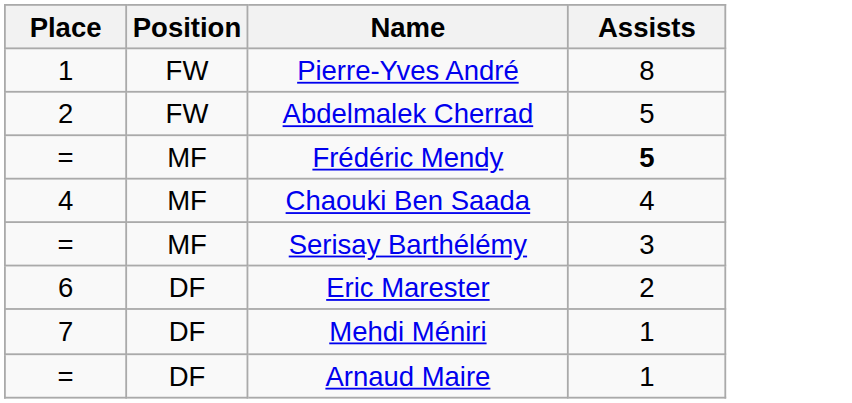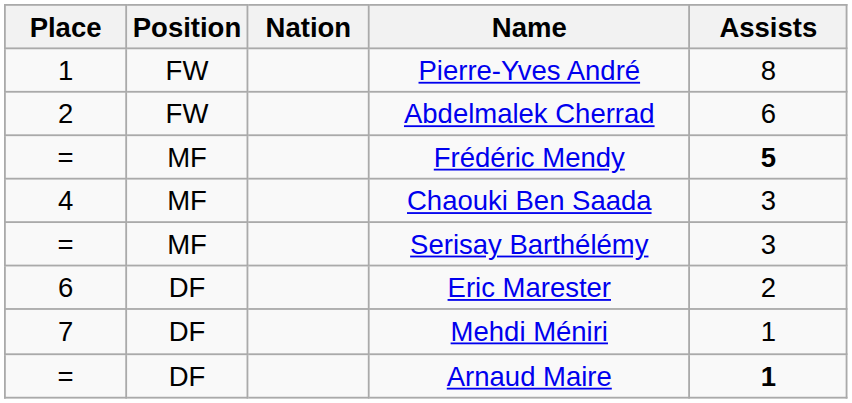+ column: (308, 27)
(647, 114) 5 -> (768, 114) 6
(647, 201) 4 -> (768, 201) 3
(647, 375) normal -> (768, 375) bold
